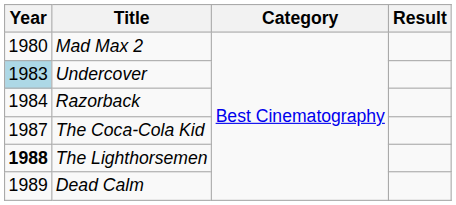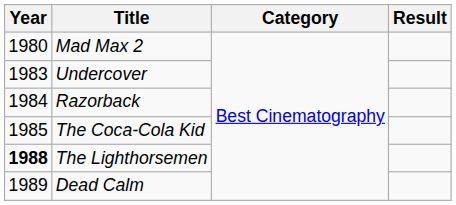(28, 74) lightblue background -> (28, 74) no background
(28, 130) 1987 -> (28, 130) 1985
